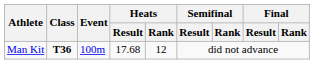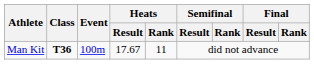(128, 50) 17.68 -> (128, 50) 17.67
(161, 50) 12 -> (161, 50) 11
